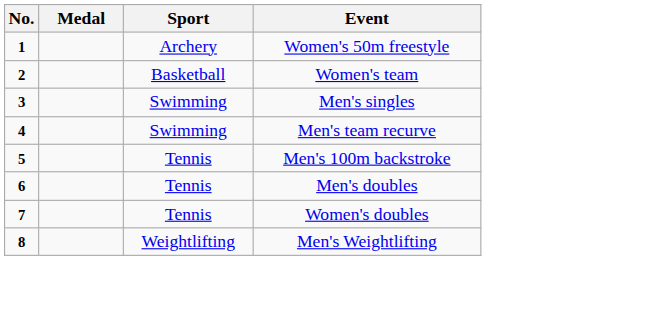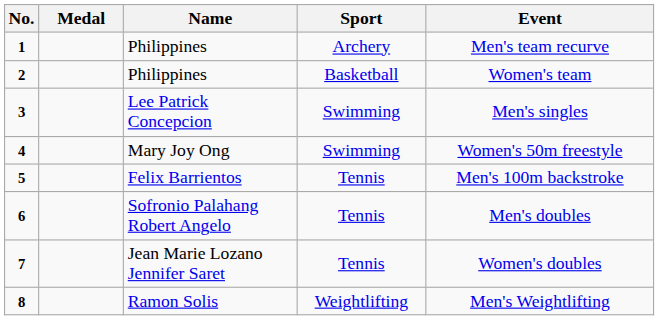+ column: (210, 18)
(367, 46) Women's 50m freestyle -> (540, 46) Men's team recurve
(367, 130) Men's team recurve -> (540, 149) Women's 50m freestyle
